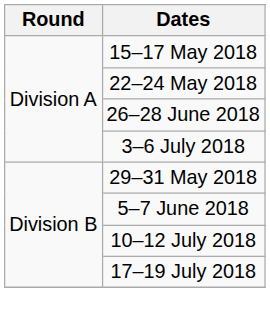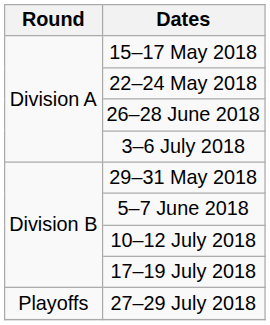+ row: (183, 303)
